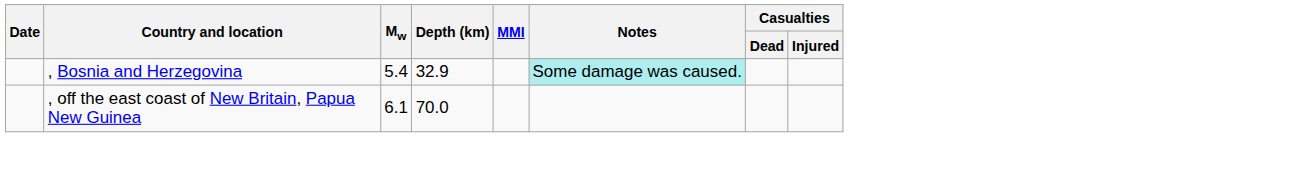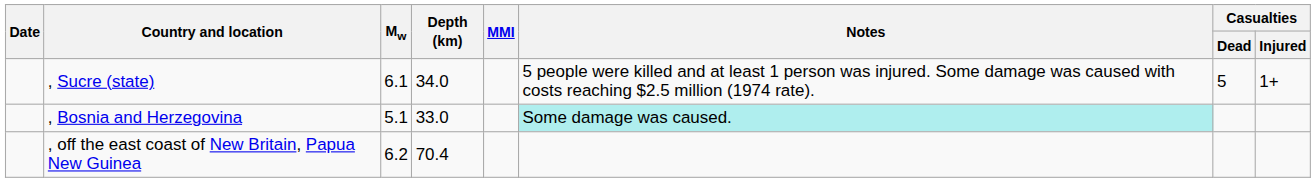+ row: (101, 81)
(396, 71) 5.4 -> (396, 117) 5.1
(432, 71) 32.9 -> (432, 117) 33.0
(396, 108) 6.1 -> (396, 154) 6.2
(432, 108) 70.0 -> (432, 154) 70.4
